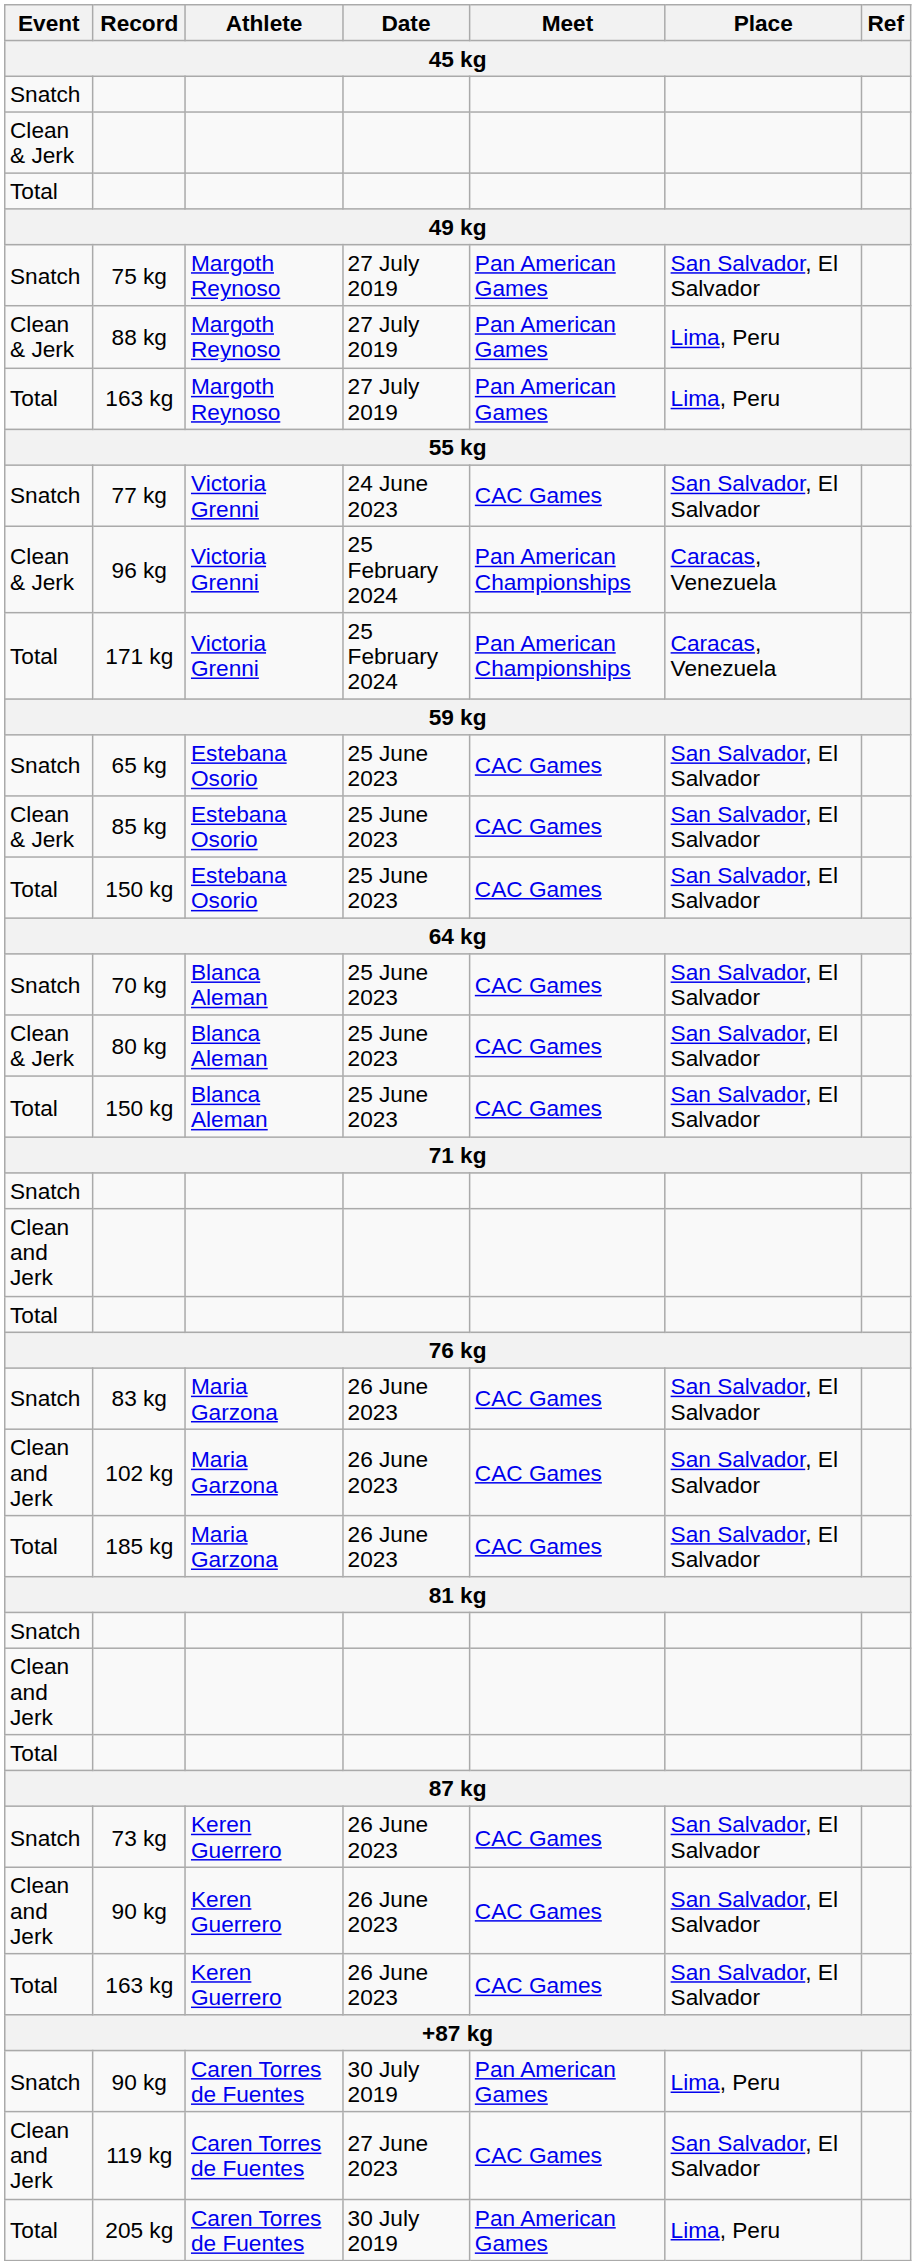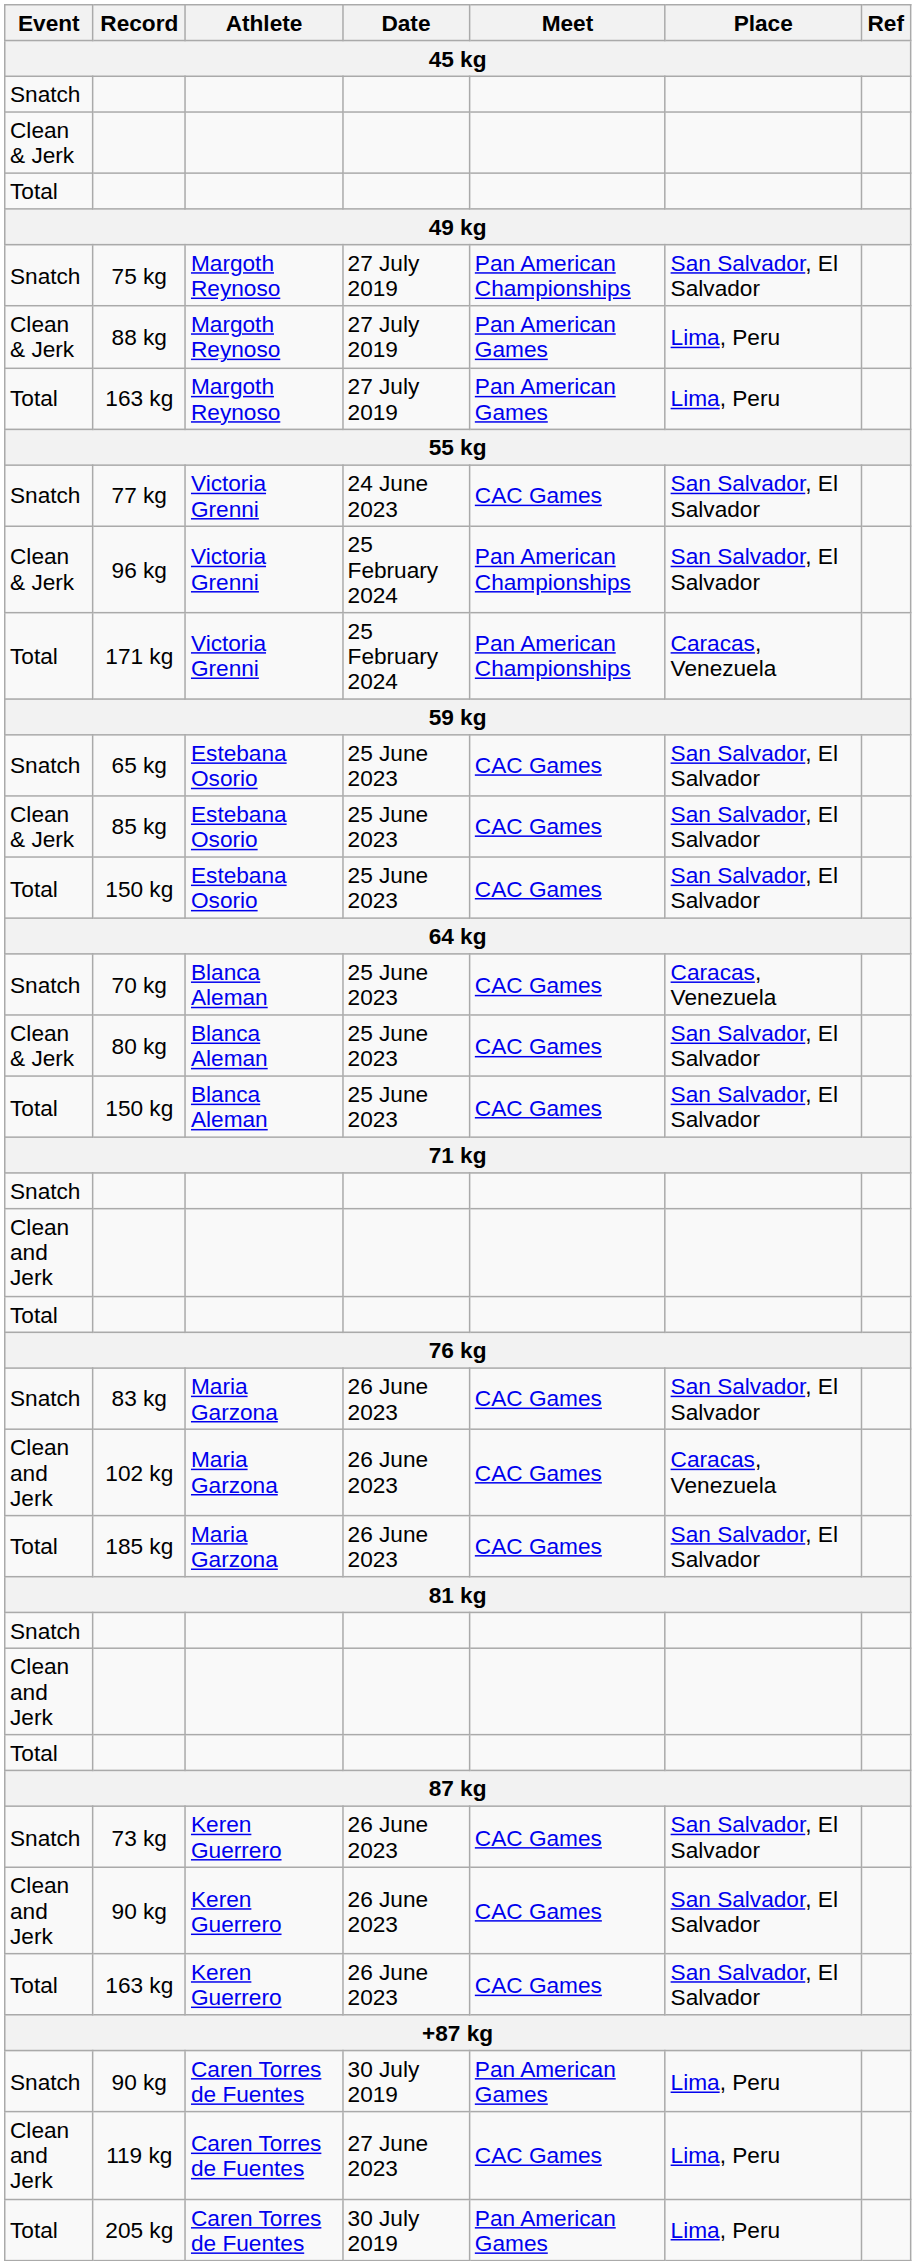(545, 276) Pan American Games -> (553, 276) Pan American Championships
(723, 569) Caracas, Venezuela -> (754, 569) San Salvador, El Salvador
(754, 985) San Salvador, El Salvador -> (723, 985) Caracas, Venezuela
(754, 1472) San Salvador, El Salvador -> (723, 1472) Caracas, Venezuela
(754, 2156) San Salvador, El Salvador -> (725, 2156) Lima, Peru
